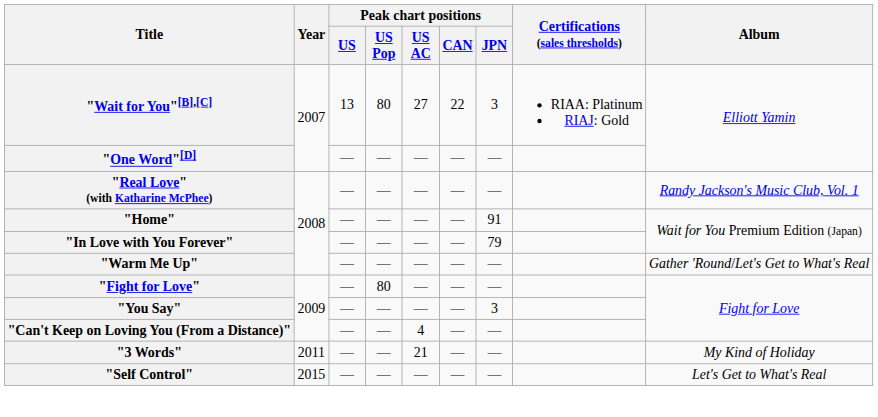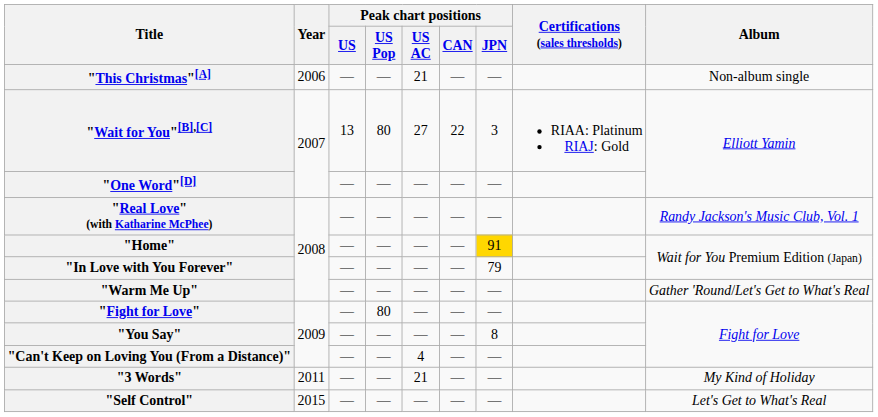+ row: (149, 77)
(494, 220) no background -> (494, 246) gold background
(494, 308) 3 -> (494, 334) 8
